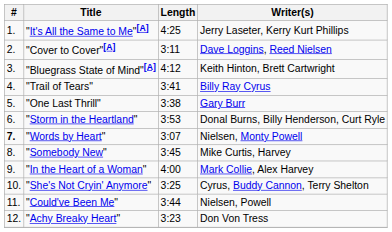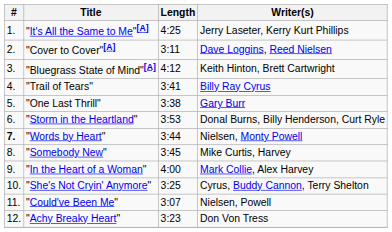(171, 136) 3:07 -> (171, 136) 3:44
(171, 202) 3:44 -> (171, 202) 3:07
